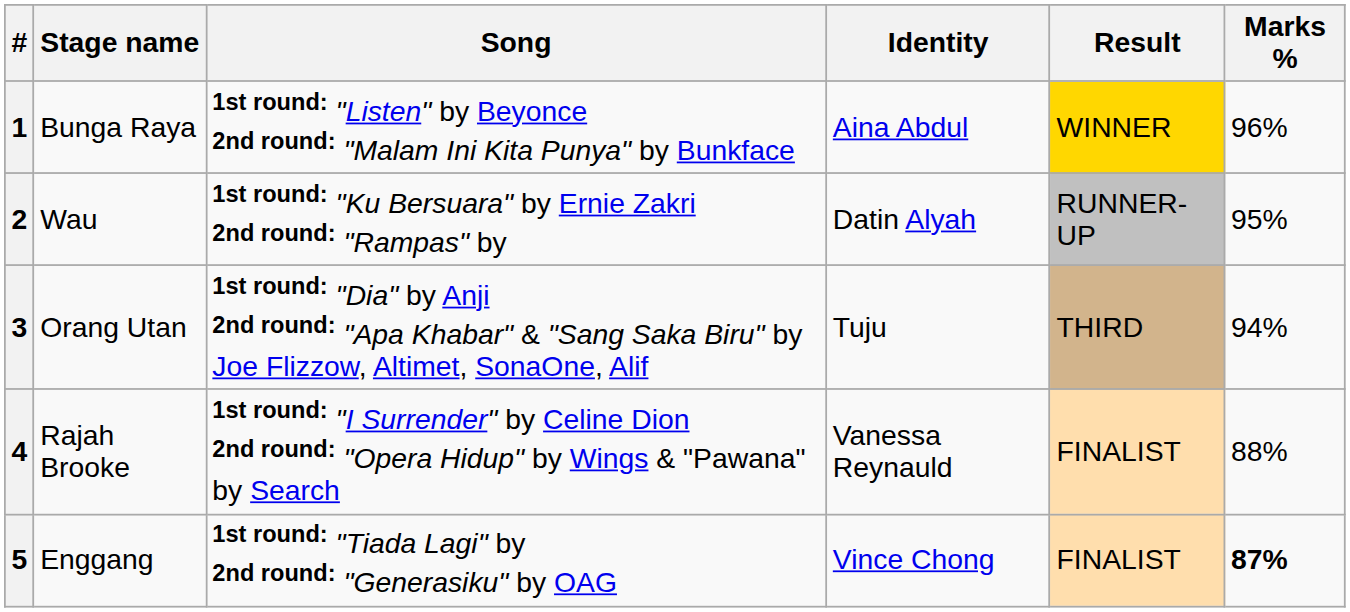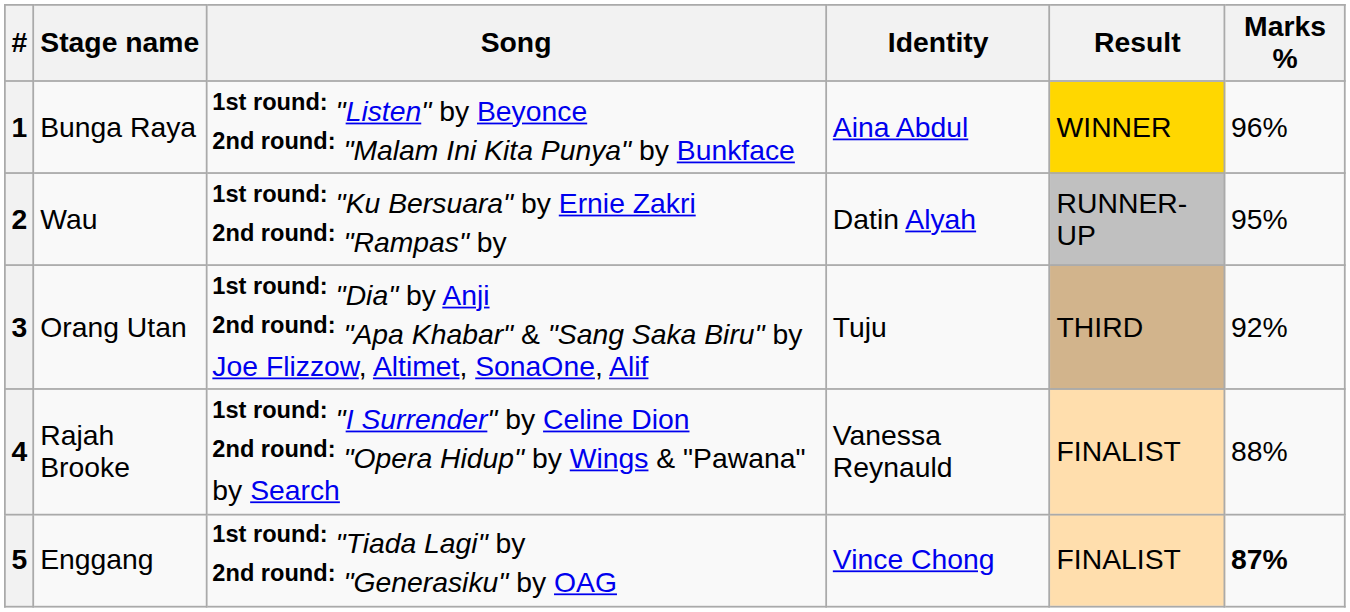(1259, 327) 94% -> (1259, 327) 92%
